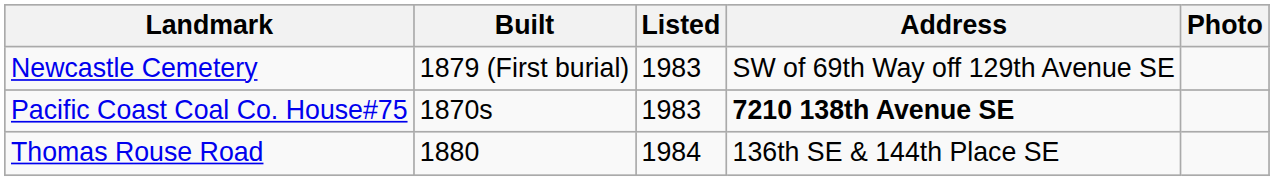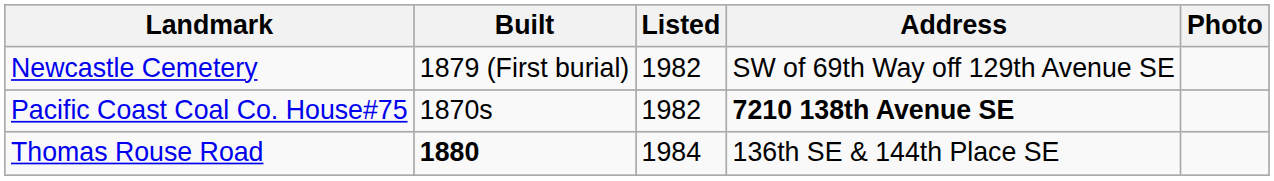(671, 68) 1983 -> (671, 68) 1982
(671, 110) 1983 -> (671, 110) 1982
(450, 152) normal -> (450, 152) bold
